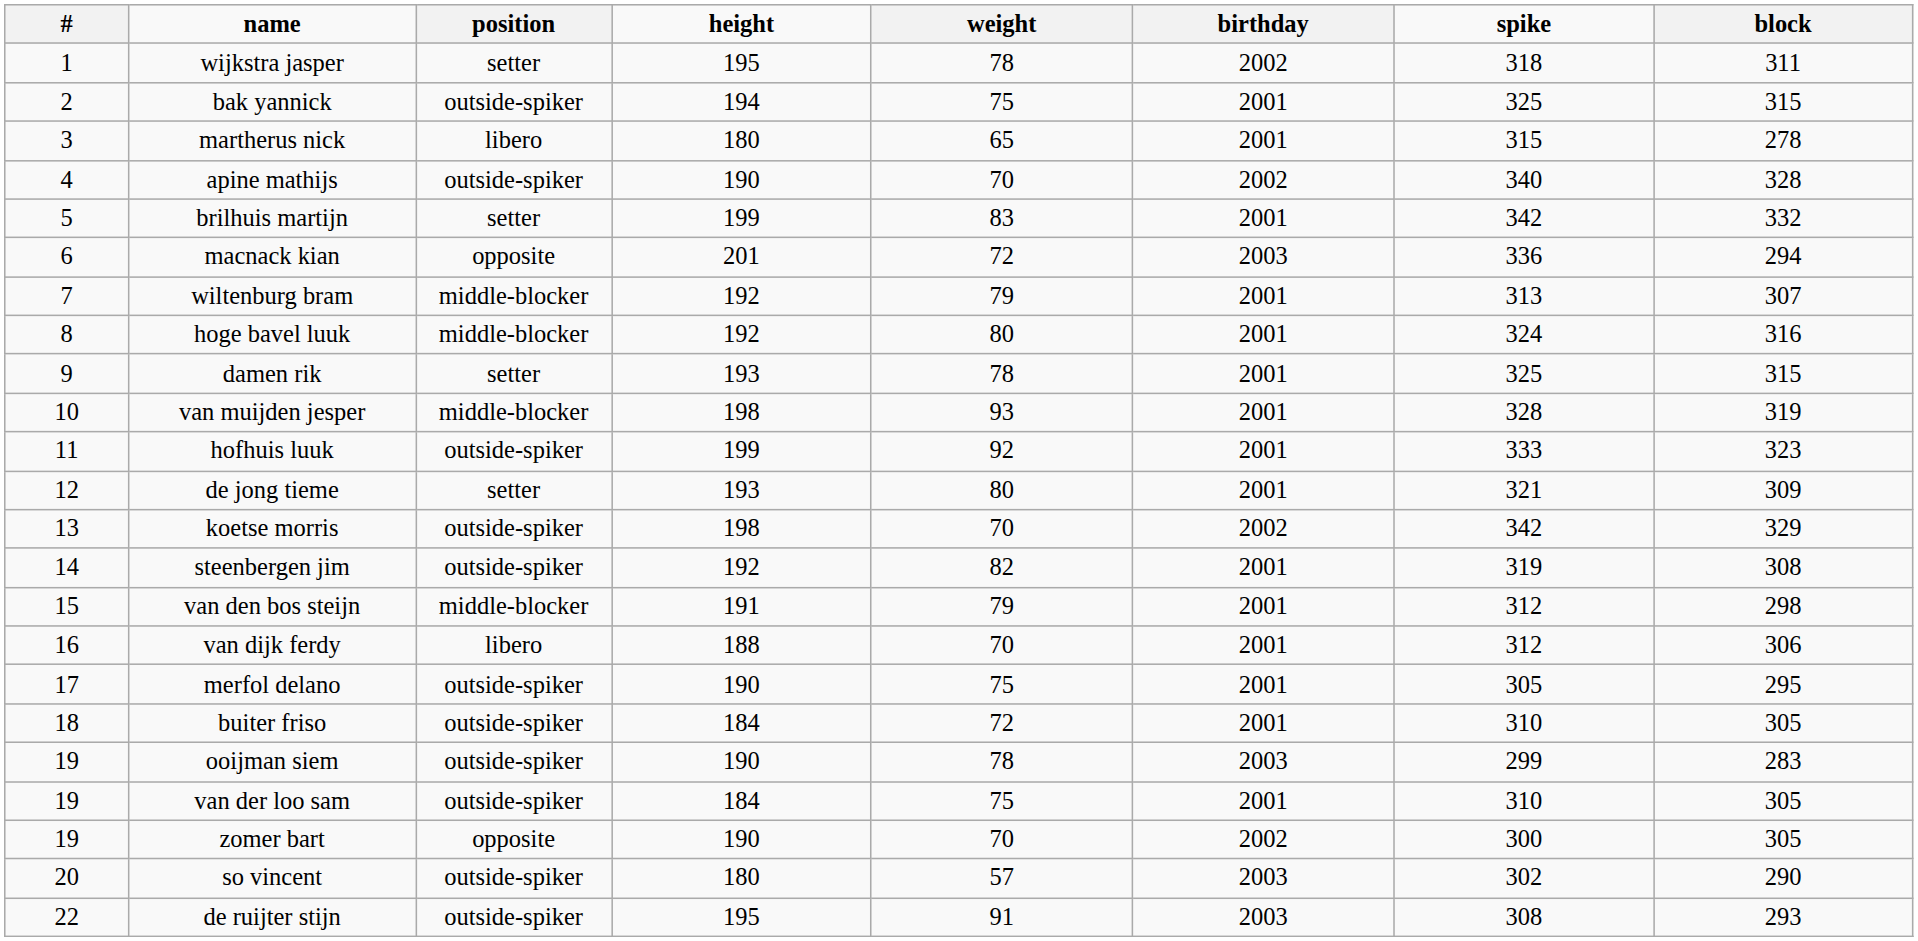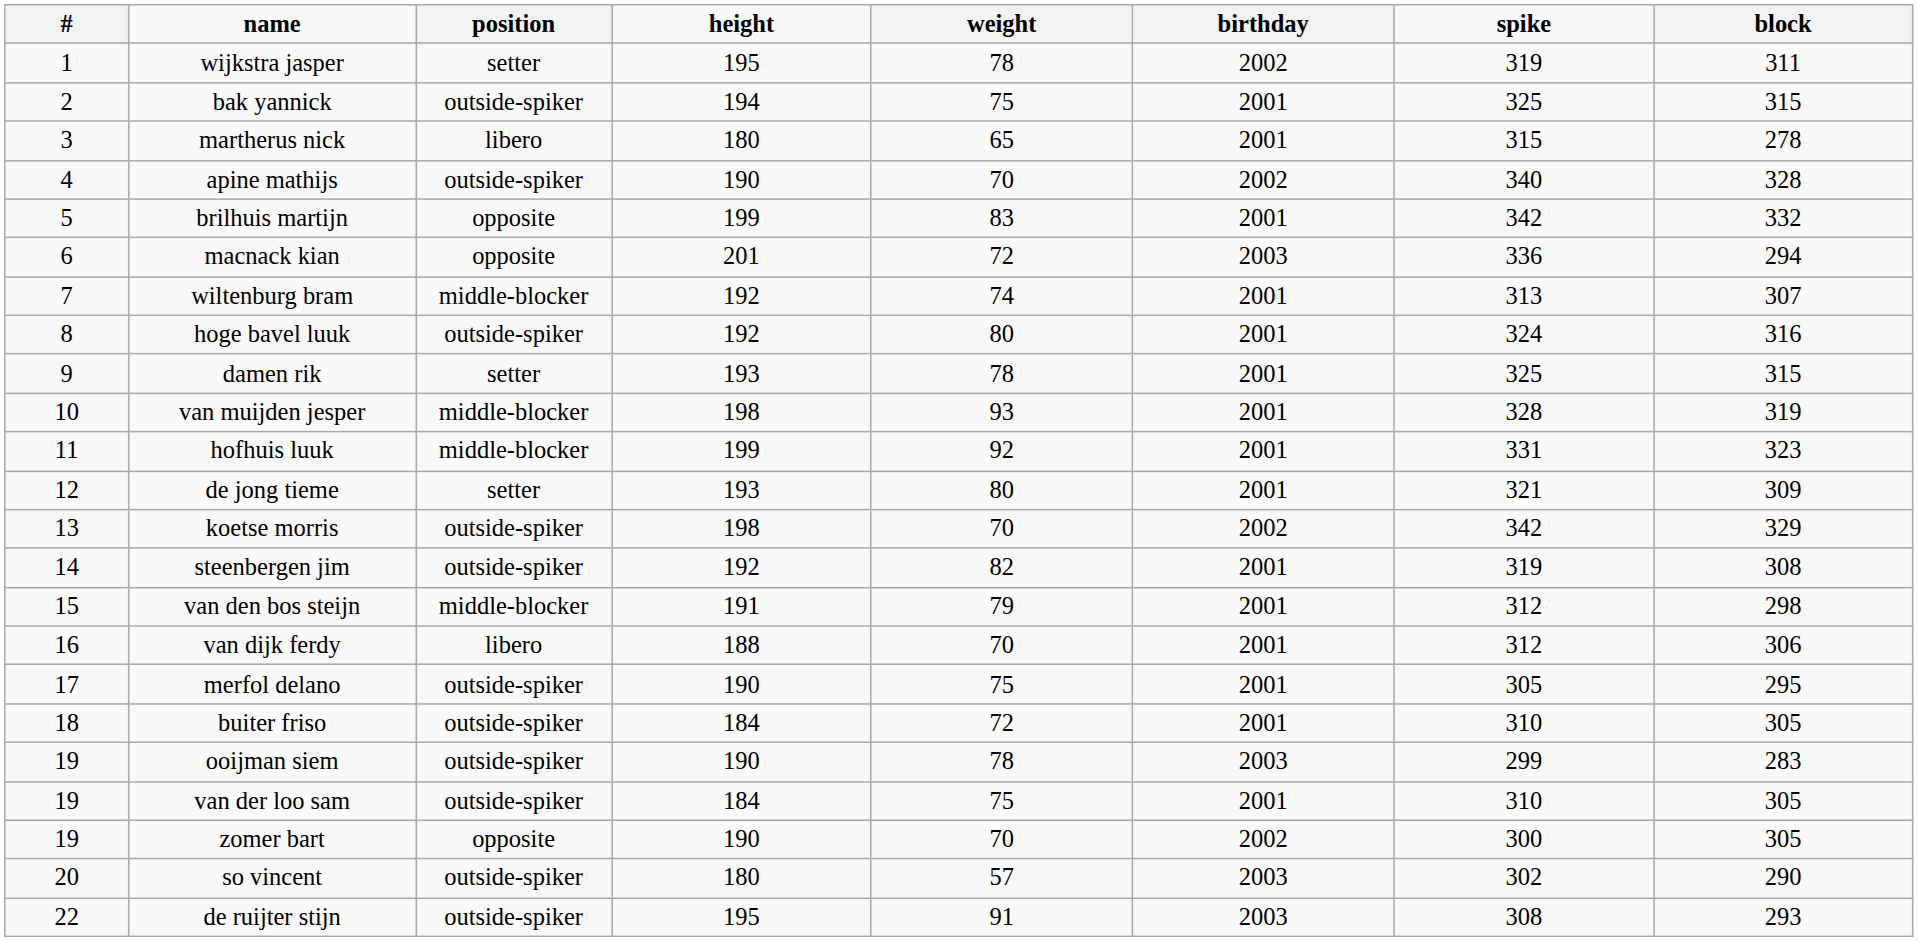(1524, 62) 318 -> (1524, 62) 319
(514, 218) setter -> (514, 218) opposite
(1002, 295) 79 -> (1002, 295) 74
(514, 334) middle-blocker -> (514, 334) outside-spiker
(514, 450) outside-spiker -> (514, 450) middle-blocker
(1524, 450) 333 -> (1524, 450) 331
